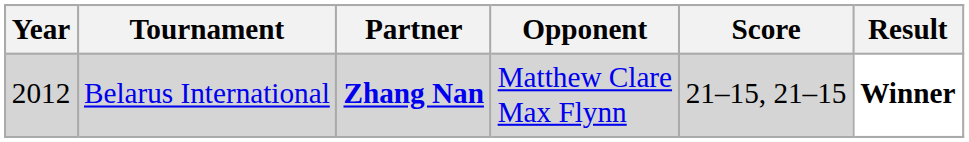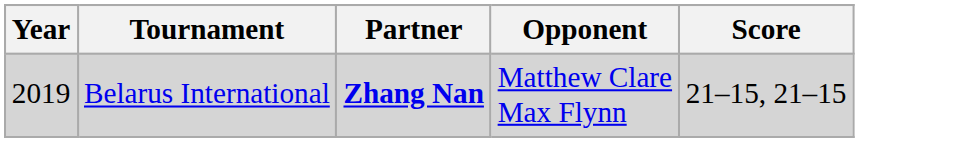- column: (908, 28)
(41, 94) 2012 -> (41, 94) 2019
